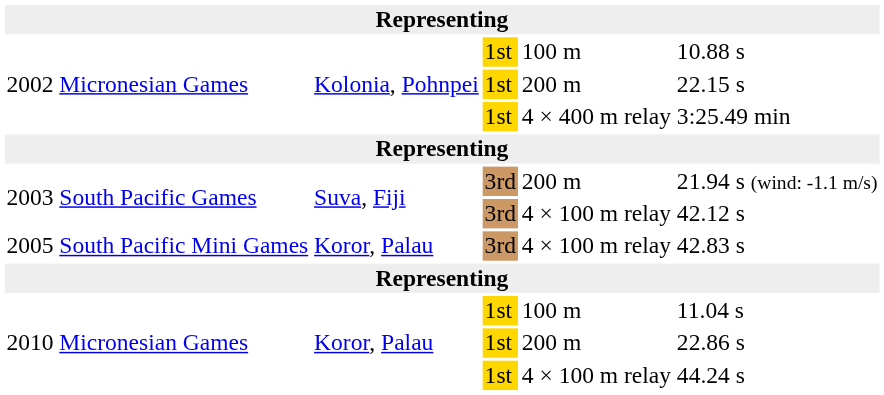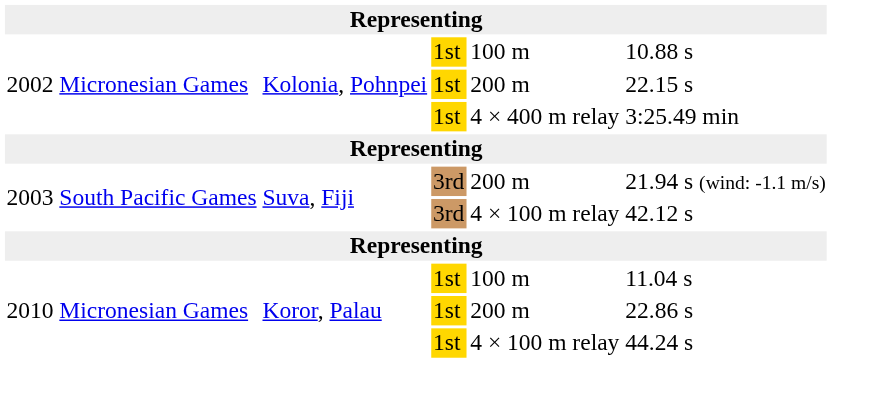- row: (30, 245)
